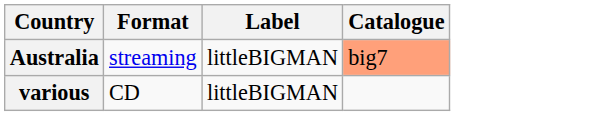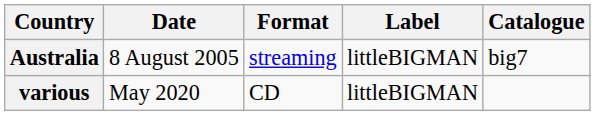+ column: (174, 22)
(368, 57) lightsalmon background -> (508, 57) no background
